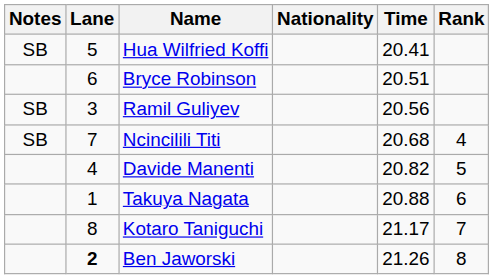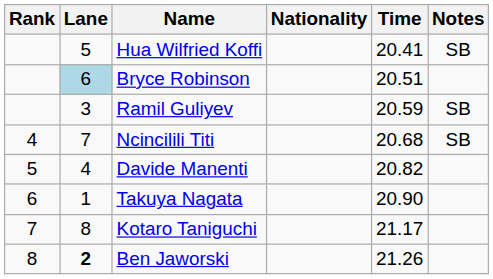columns swapped: (461, 19) <-> (35, 19)
(92, 79) no background -> (86, 79) lightblue background
(406, 109) 20.56 -> (400, 109) 20.59
(406, 199) 20.88 -> (400, 199) 20.90
